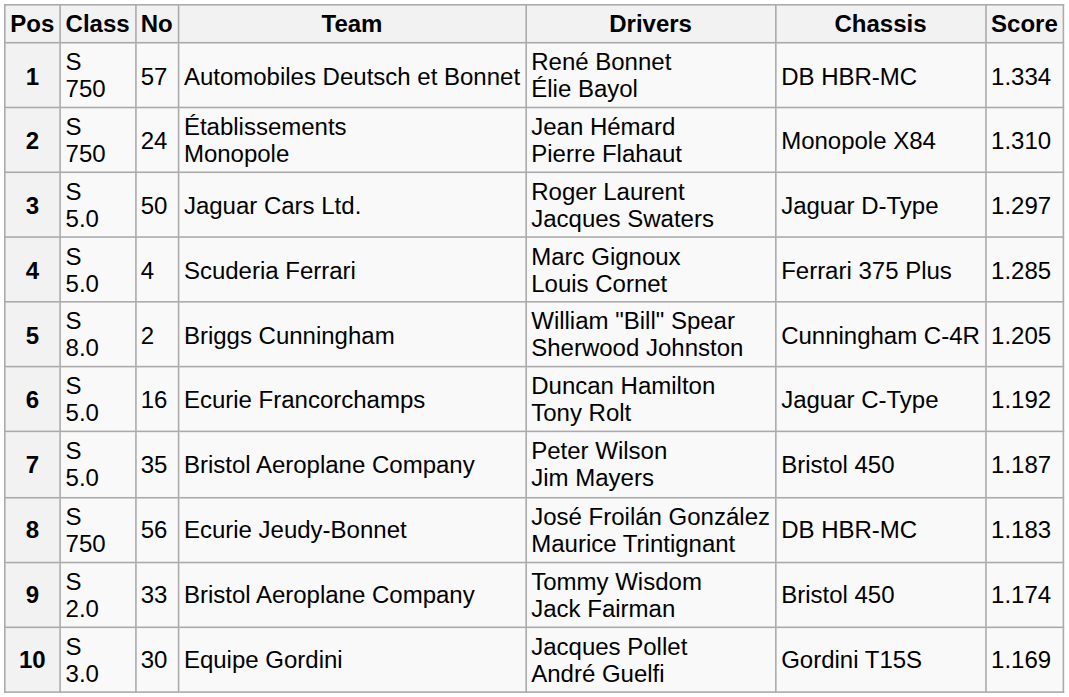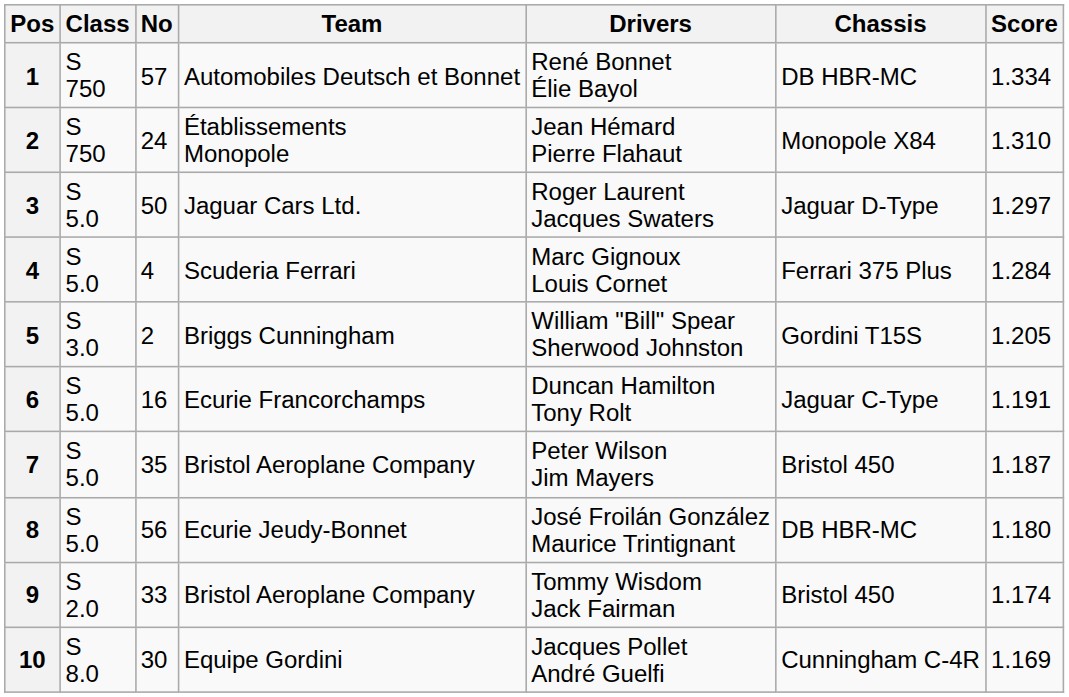(1021, 270) 1.285 -> (1021, 270) 1.284
(82, 335) S 8.0 -> (82, 335) S 3.0
(881, 335) Cunningham C-4R -> (852, 335) Gordini T15S
(1021, 400) 1.192 -> (1021, 400) 1.191
(86, 530) S 750 -> (82, 530) S 5.0
(1021, 530) 1.183 -> (1021, 530) 1.180
(82, 659) S 3.0 -> (82, 659) S 8.0
(852, 659) Gordini T15S -> (881, 659) Cunningham C-4R
